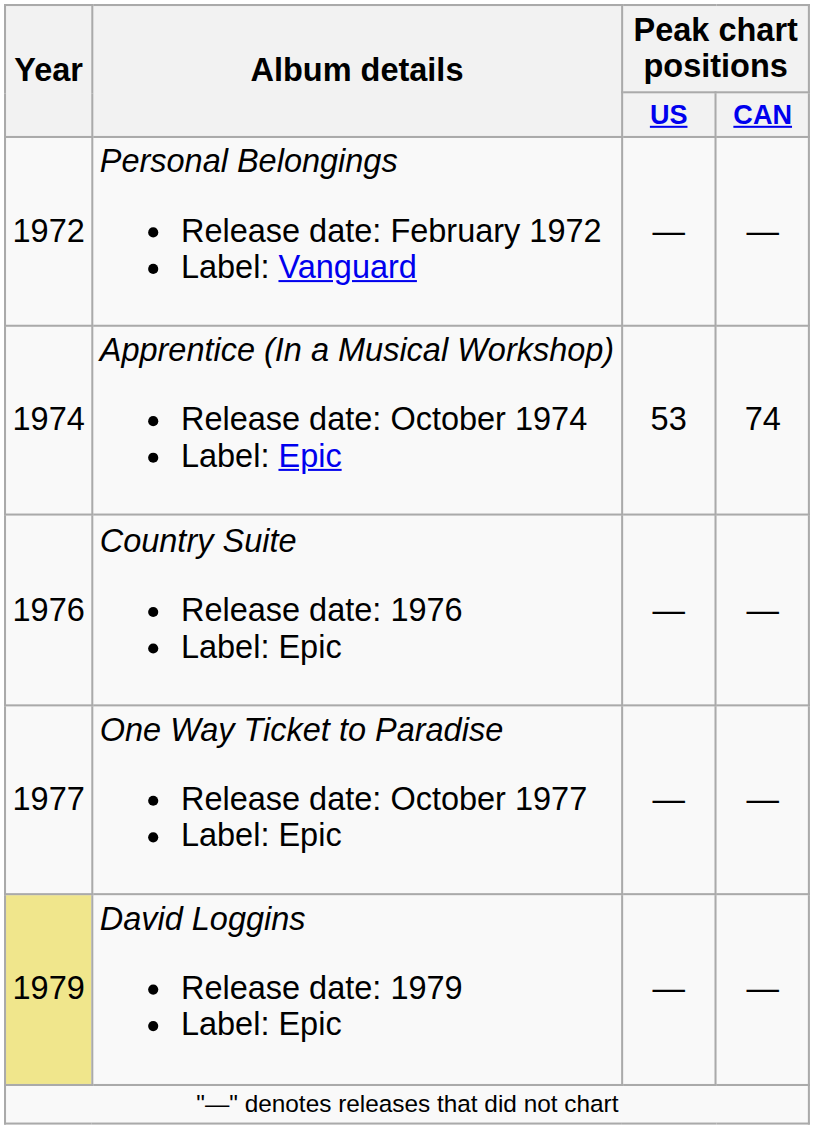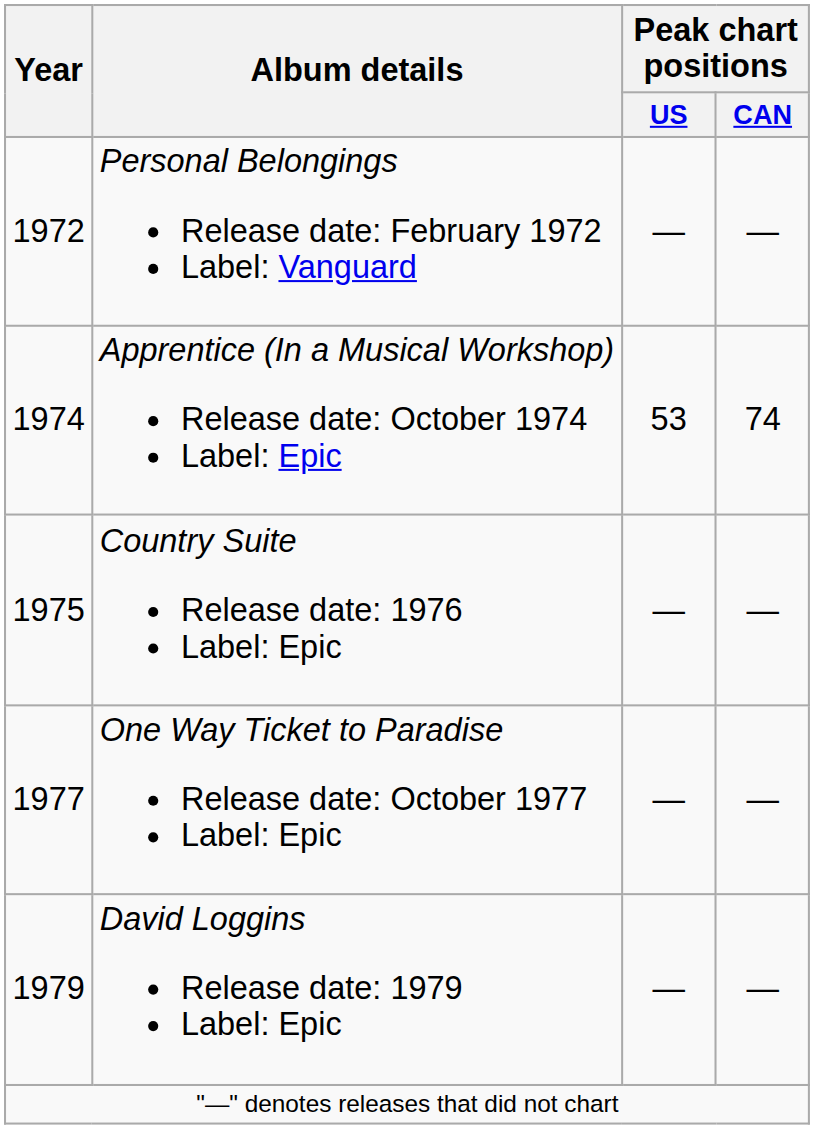(49, 609) 1976 -> (49, 609) 1975
(49, 988) khaki background -> (49, 988) no background
